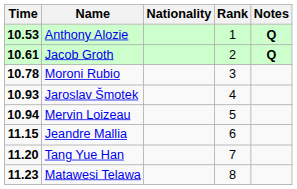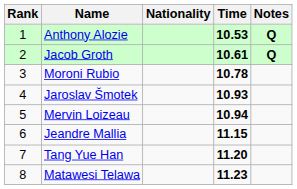columns swapped: (233, 14) <-> (23, 14)
